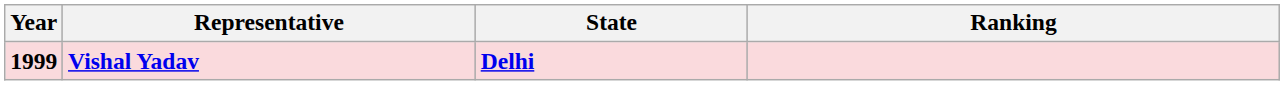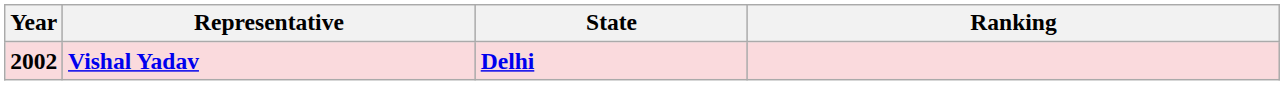(34, 60) 1999 -> (34, 60) 2002
